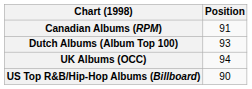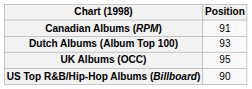(225, 60) 94 -> (225, 60) 95
